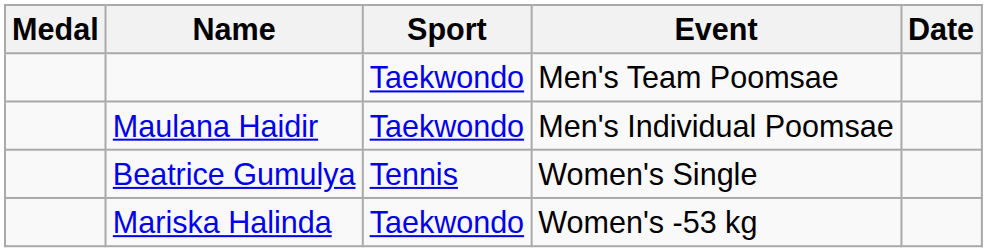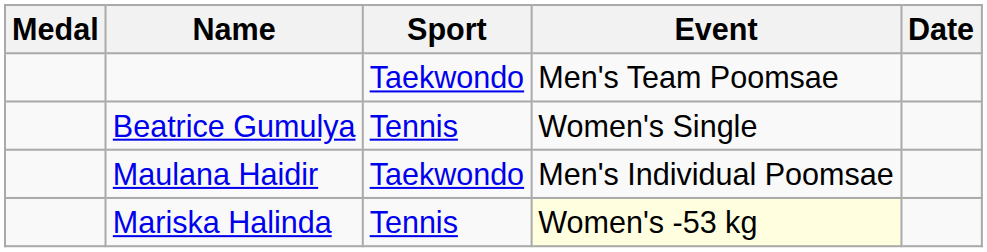rows swapped: (215, 126) <-> (234, 174)
(447, 223) Taekwondo -> (414, 223) Tennis
(648, 223) no background -> (648, 223) lightyellow background
